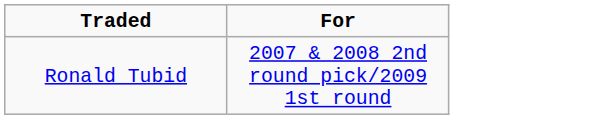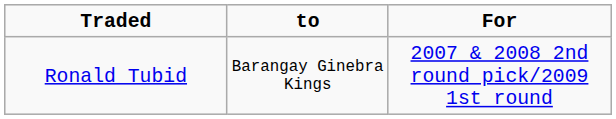+ column: (308, 21)
